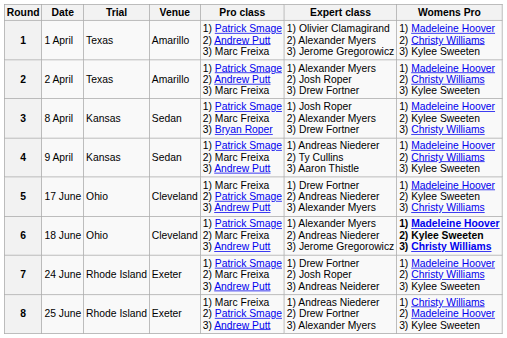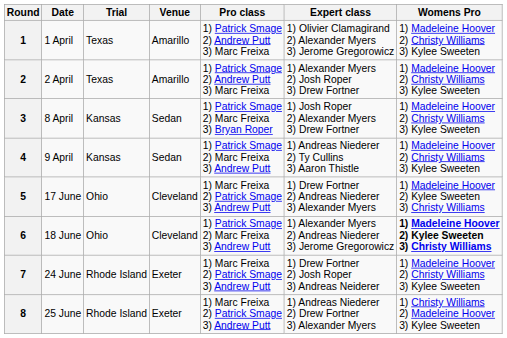(447, 118) 1) Madeleine Hoover 2) Kylee Sweeten 3) Christy Williams -> (447, 118) 1) Madeleine Hoover 2) Christy Williams 3) Kylee Sweeten
(242, 274) 1) Patrick Smage 2) Marc Freixa 3) Andrew Putt -> (242, 274) 1) Marc Freixa 2) Patrick Smage 3) Andrew Putt
